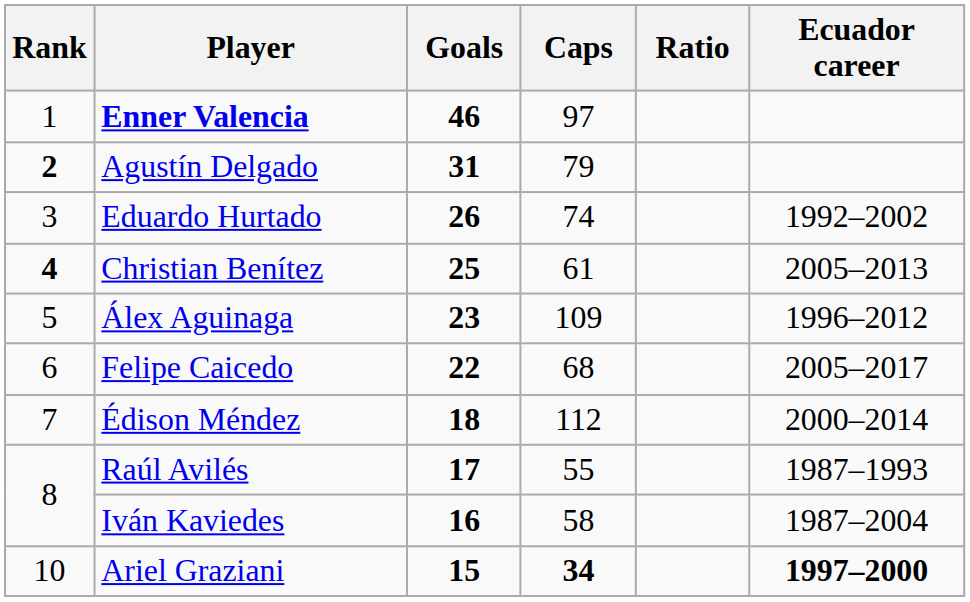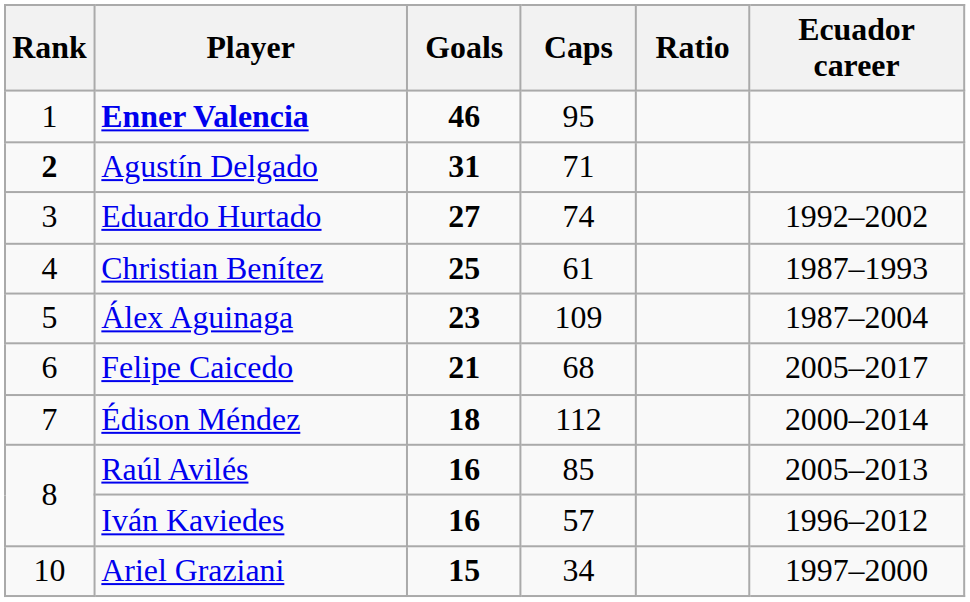(578, 116) 97 -> (578, 116) 95
(578, 166) 79 -> (578, 166) 71
(464, 217) 26 -> (464, 217) 27
(49, 267) bold -> (49, 267) normal
(857, 267) 2005–2013 -> (857, 267) 1987–1993
(857, 318) 1996–2012 -> (857, 318) 1987–2004
(464, 368) 22 -> (464, 368) 21
(464, 469) 17 -> (464, 469) 16
(578, 469) 55 -> (578, 469) 85
(857, 469) 1987–1993 -> (857, 469) 2005–2013
(578, 520) 58 -> (578, 520) 57
(857, 520) 1987–2004 -> (857, 520) 1996–2012
(578, 570) bold -> (578, 570) normal
(857, 570) bold -> (857, 570) normal
